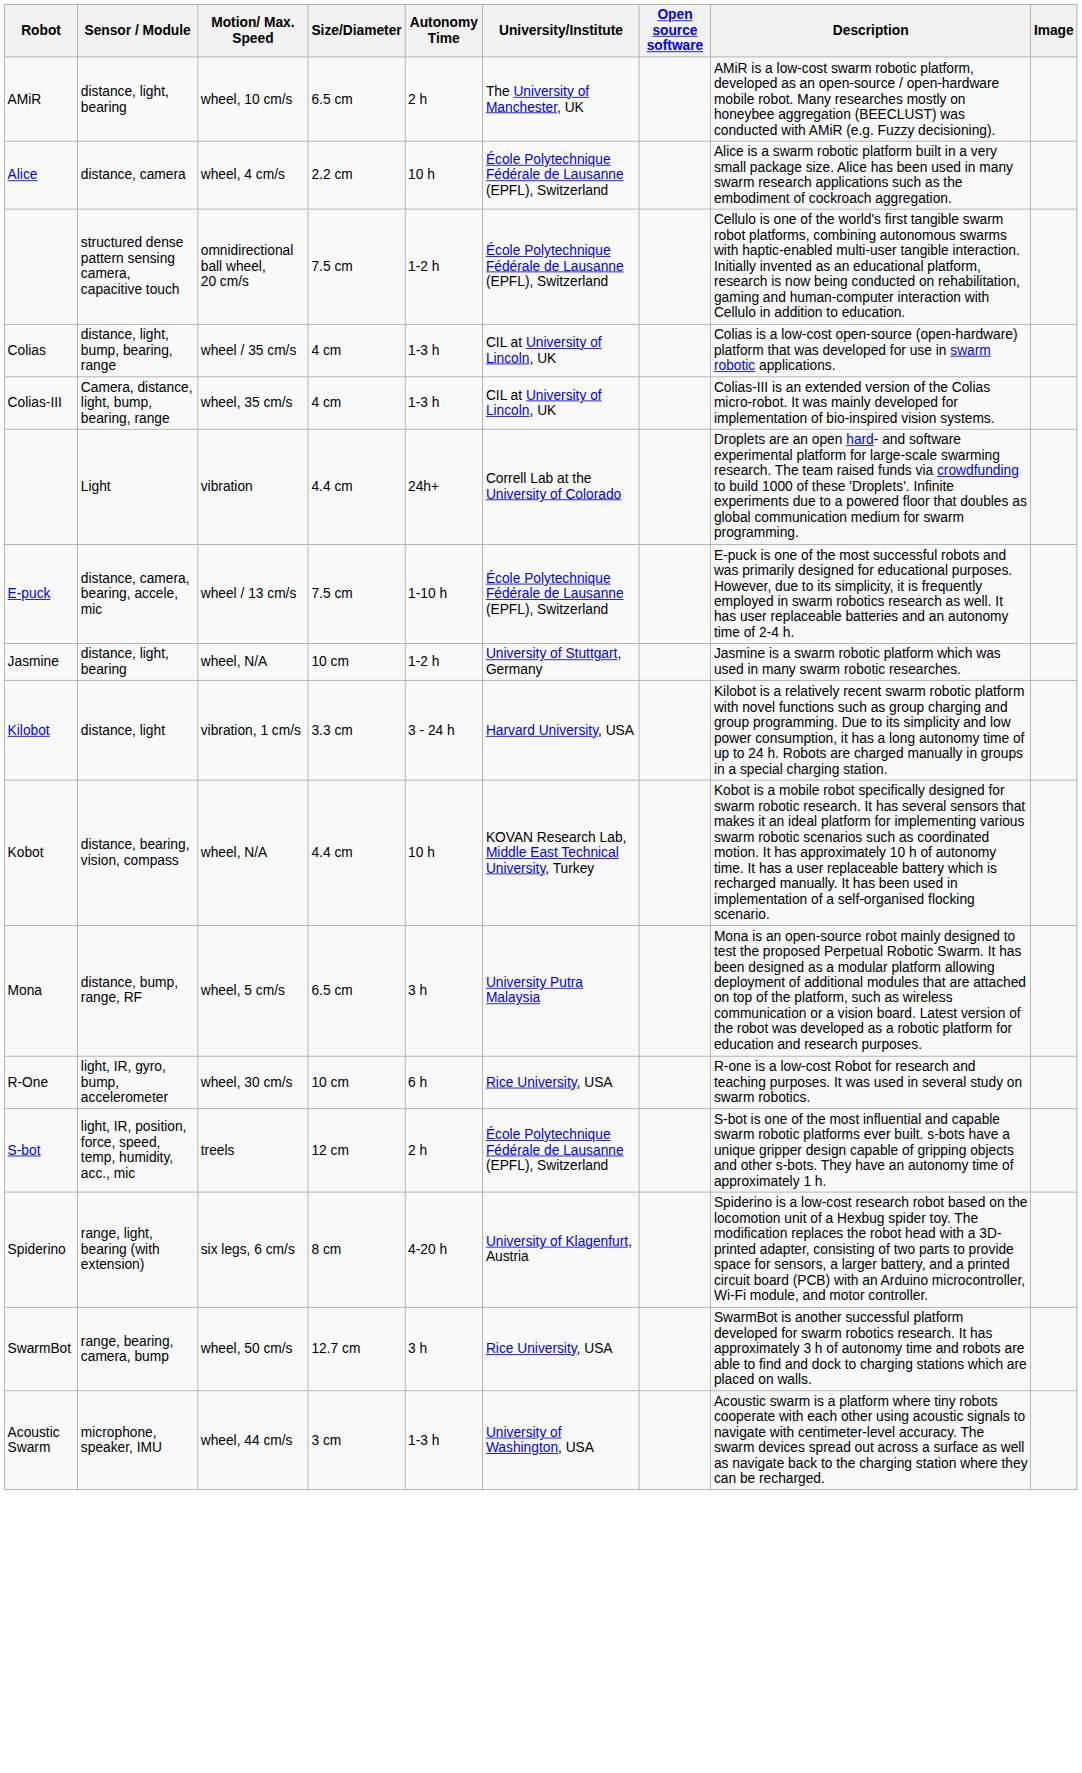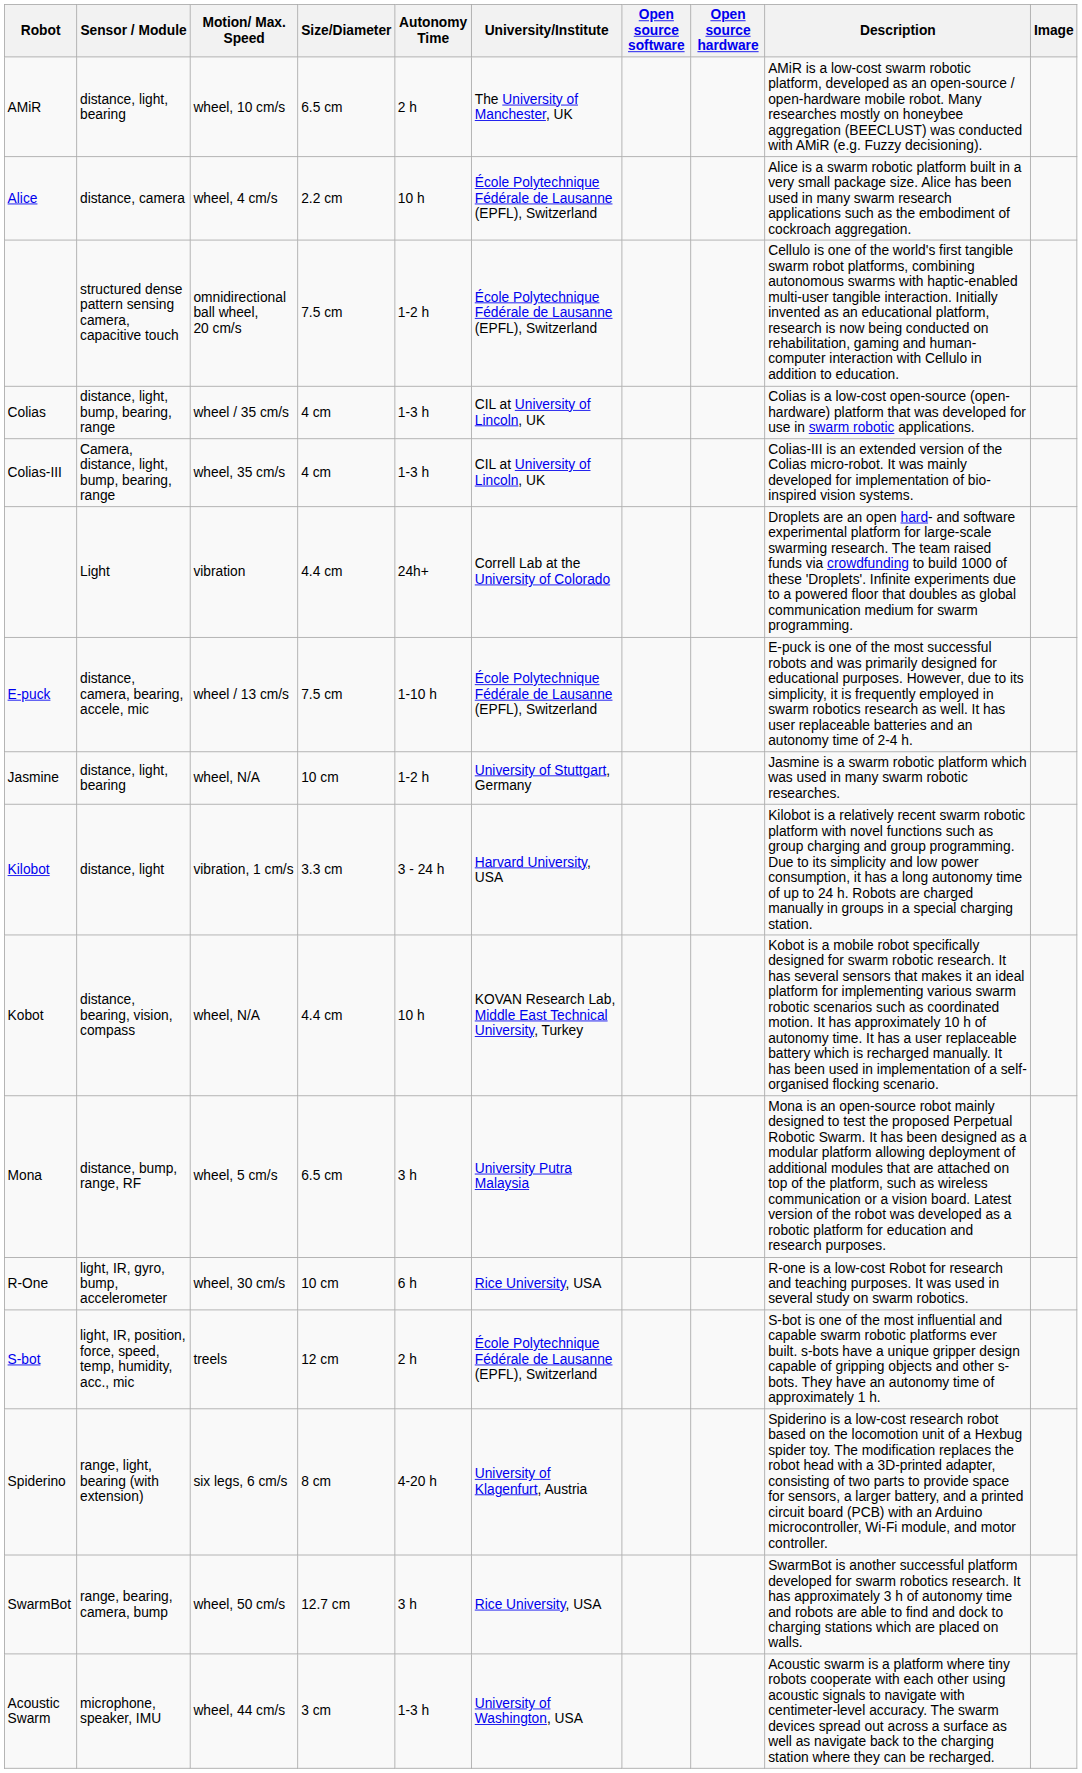+ column: (728, 30)
